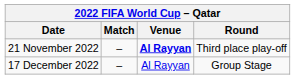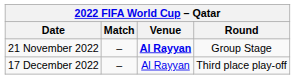(242, 48) Third place play-off -> (242, 48) Group Stage
(242, 65) Group Stage -> (242, 65) Third place play-off
